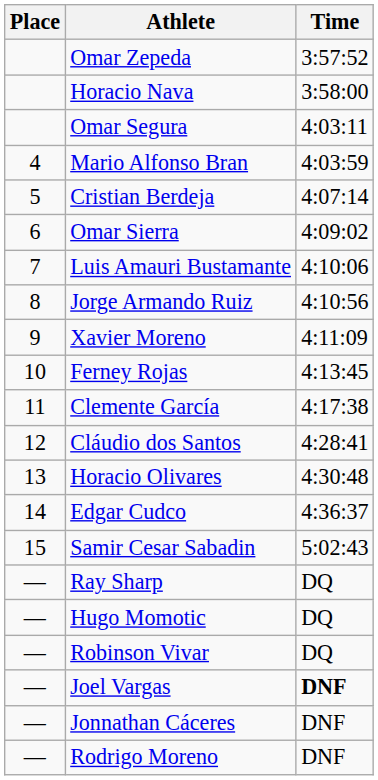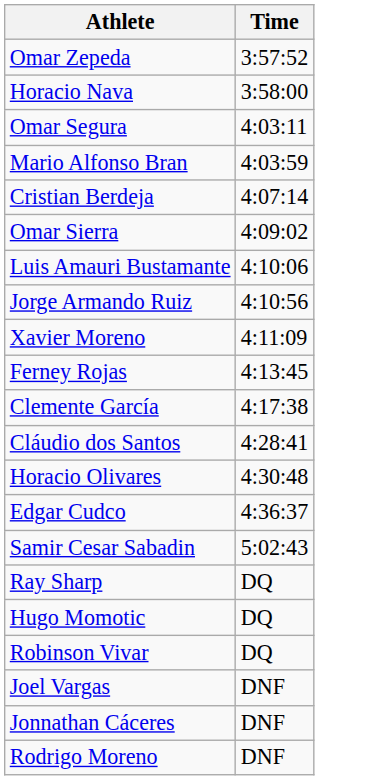- column: (35, 22)
(324, 687) bold -> (263, 687) normal
